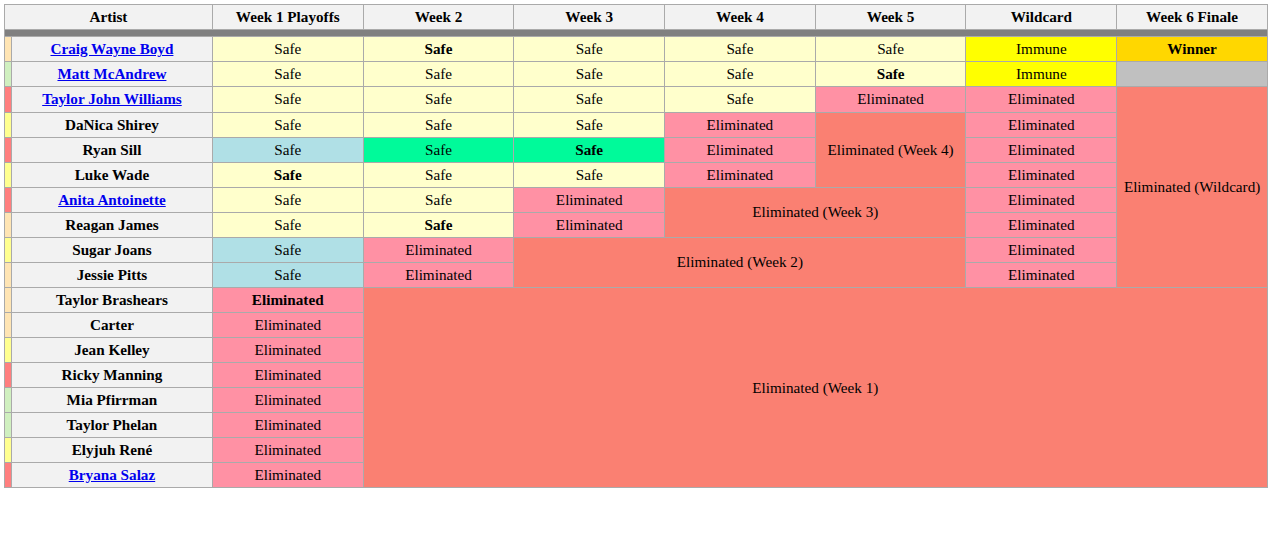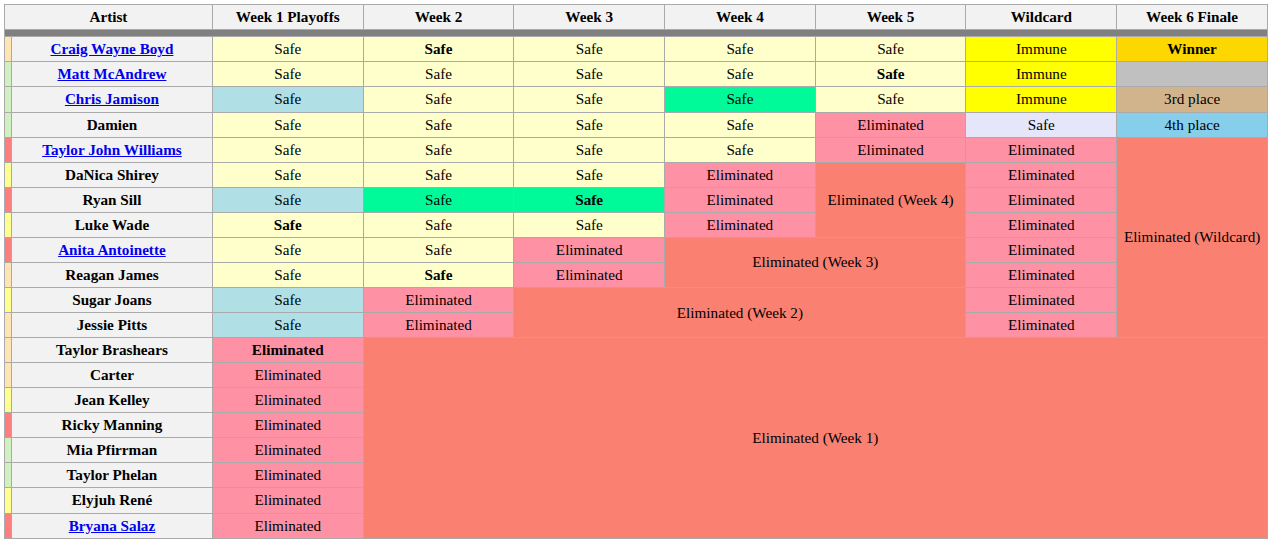+ row: (112, 99)
+ row: (112, 124)
